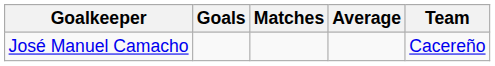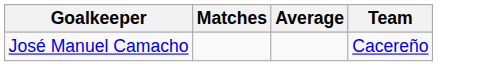- column: (221, 18)
